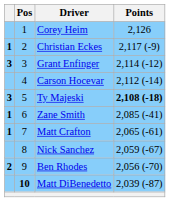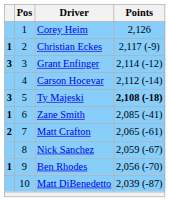(9, 132) 1 -> (9, 132) 2
(9, 166) 2 -> (9, 166) 1
(24, 183) bold -> (24, 183) normal
